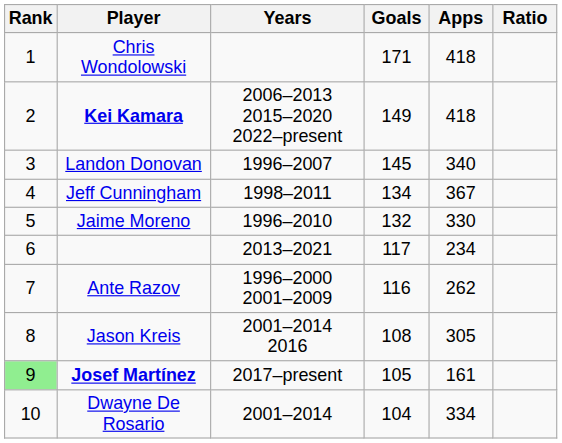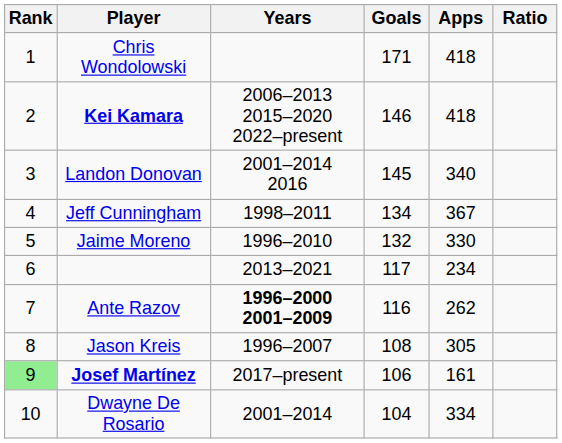(396, 115) 149 -> (396, 115) 146
(287, 164) 1996–2007 -> (287, 174) 2001–2014 2016
(287, 288) normal -> (287, 308) bold
(287, 336) 2001–2014 2016 -> (287, 346) 1996–2007
(396, 375) 105 -> (396, 375) 106
